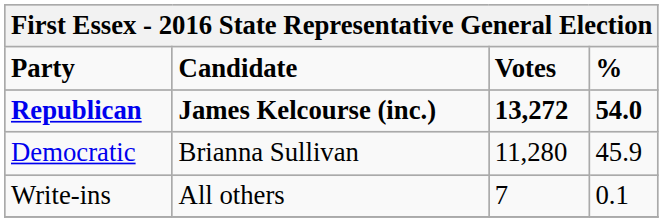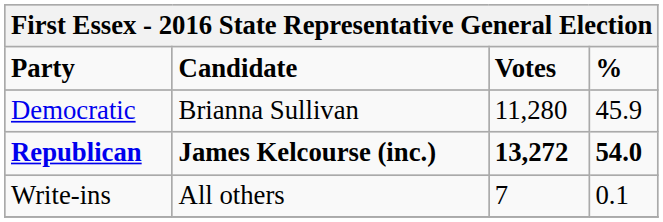rows swapped: (76, 110) <-> (73, 152)
